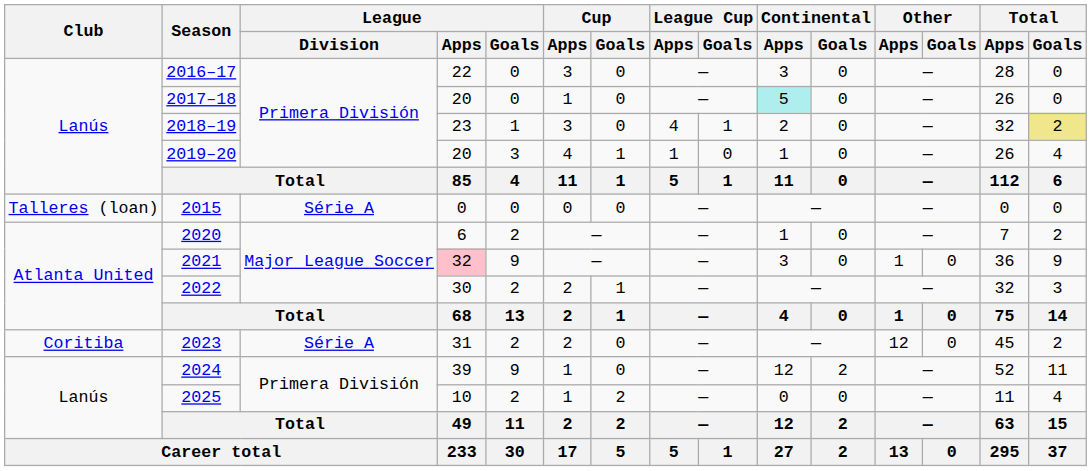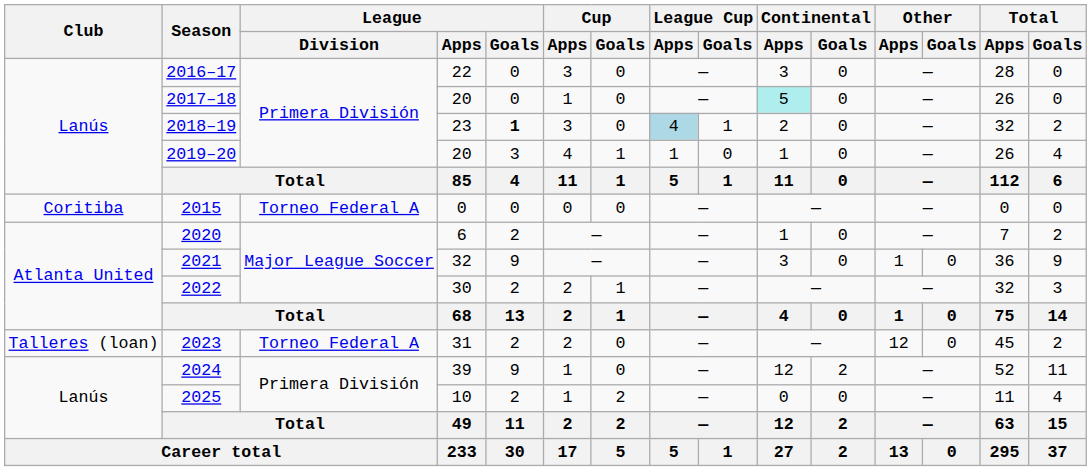(515, 127) normal -> (515, 127) bold
(674, 127) no background -> (674, 127) lightblue background
(1057, 127) khaki background -> (1057, 127) no background
(83, 208) Talleres (loan) -> (83, 208) Coritiba
(339, 208) Série A -> (339, 208) Torneo Federal A
(462, 262) pink background -> (462, 262) no background
(83, 344) Coritiba -> (83, 344) Talleres (loan)
(339, 344) Série A -> (339, 344) Torneo Federal A
